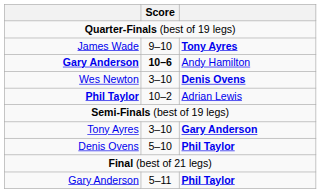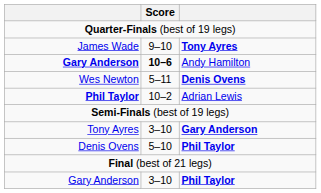(160, 79) 3–10 -> (160, 79) 5–11
(160, 180) 5–11 -> (160, 180) 3–10
